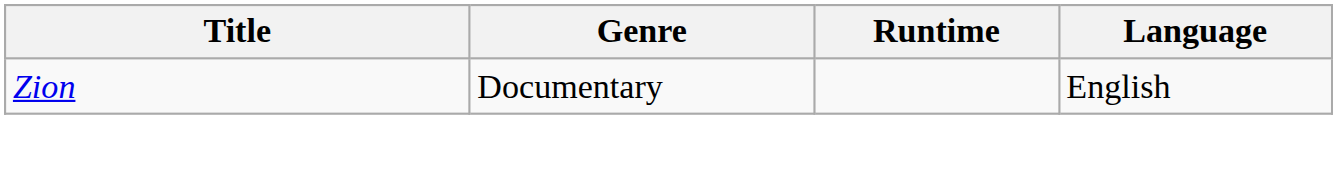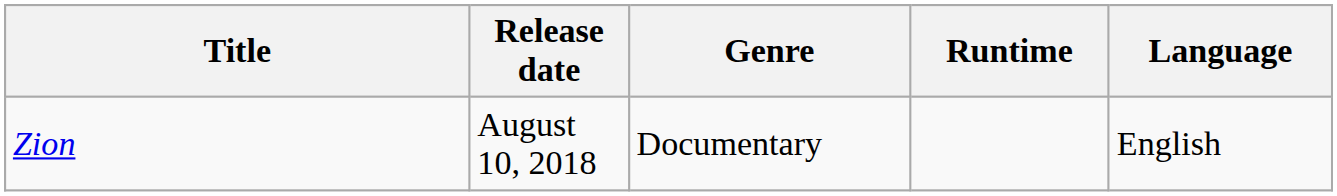+ column: (549, 50)
